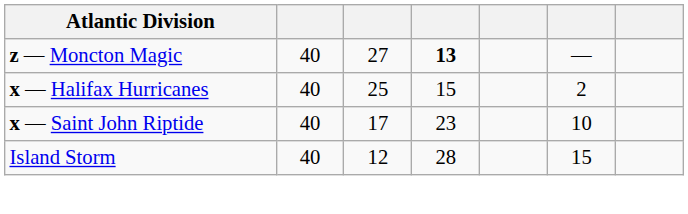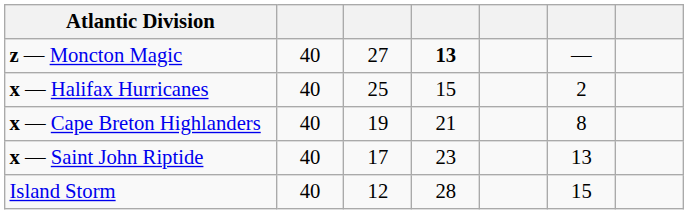+ row: (135, 123)
(581, 123) 10 -> (581, 158) 13
